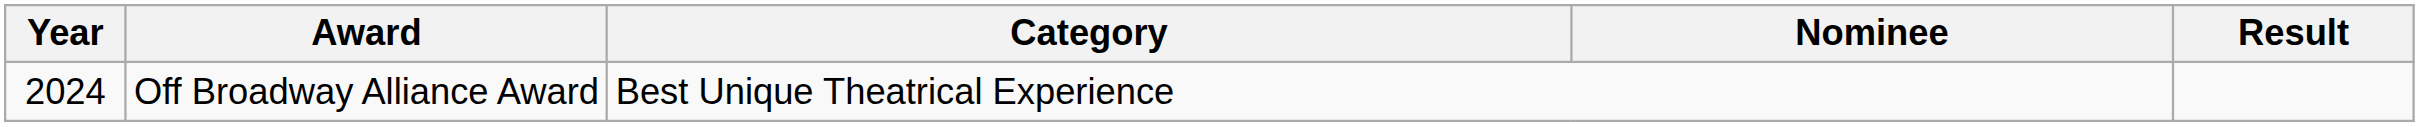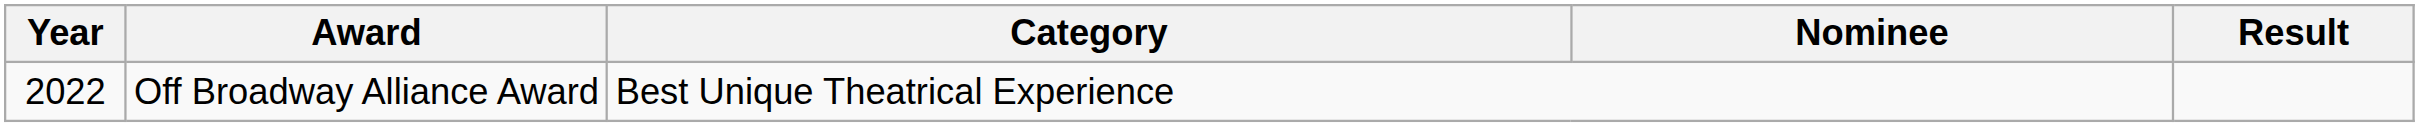(65, 90) 2024 -> (65, 90) 2022
